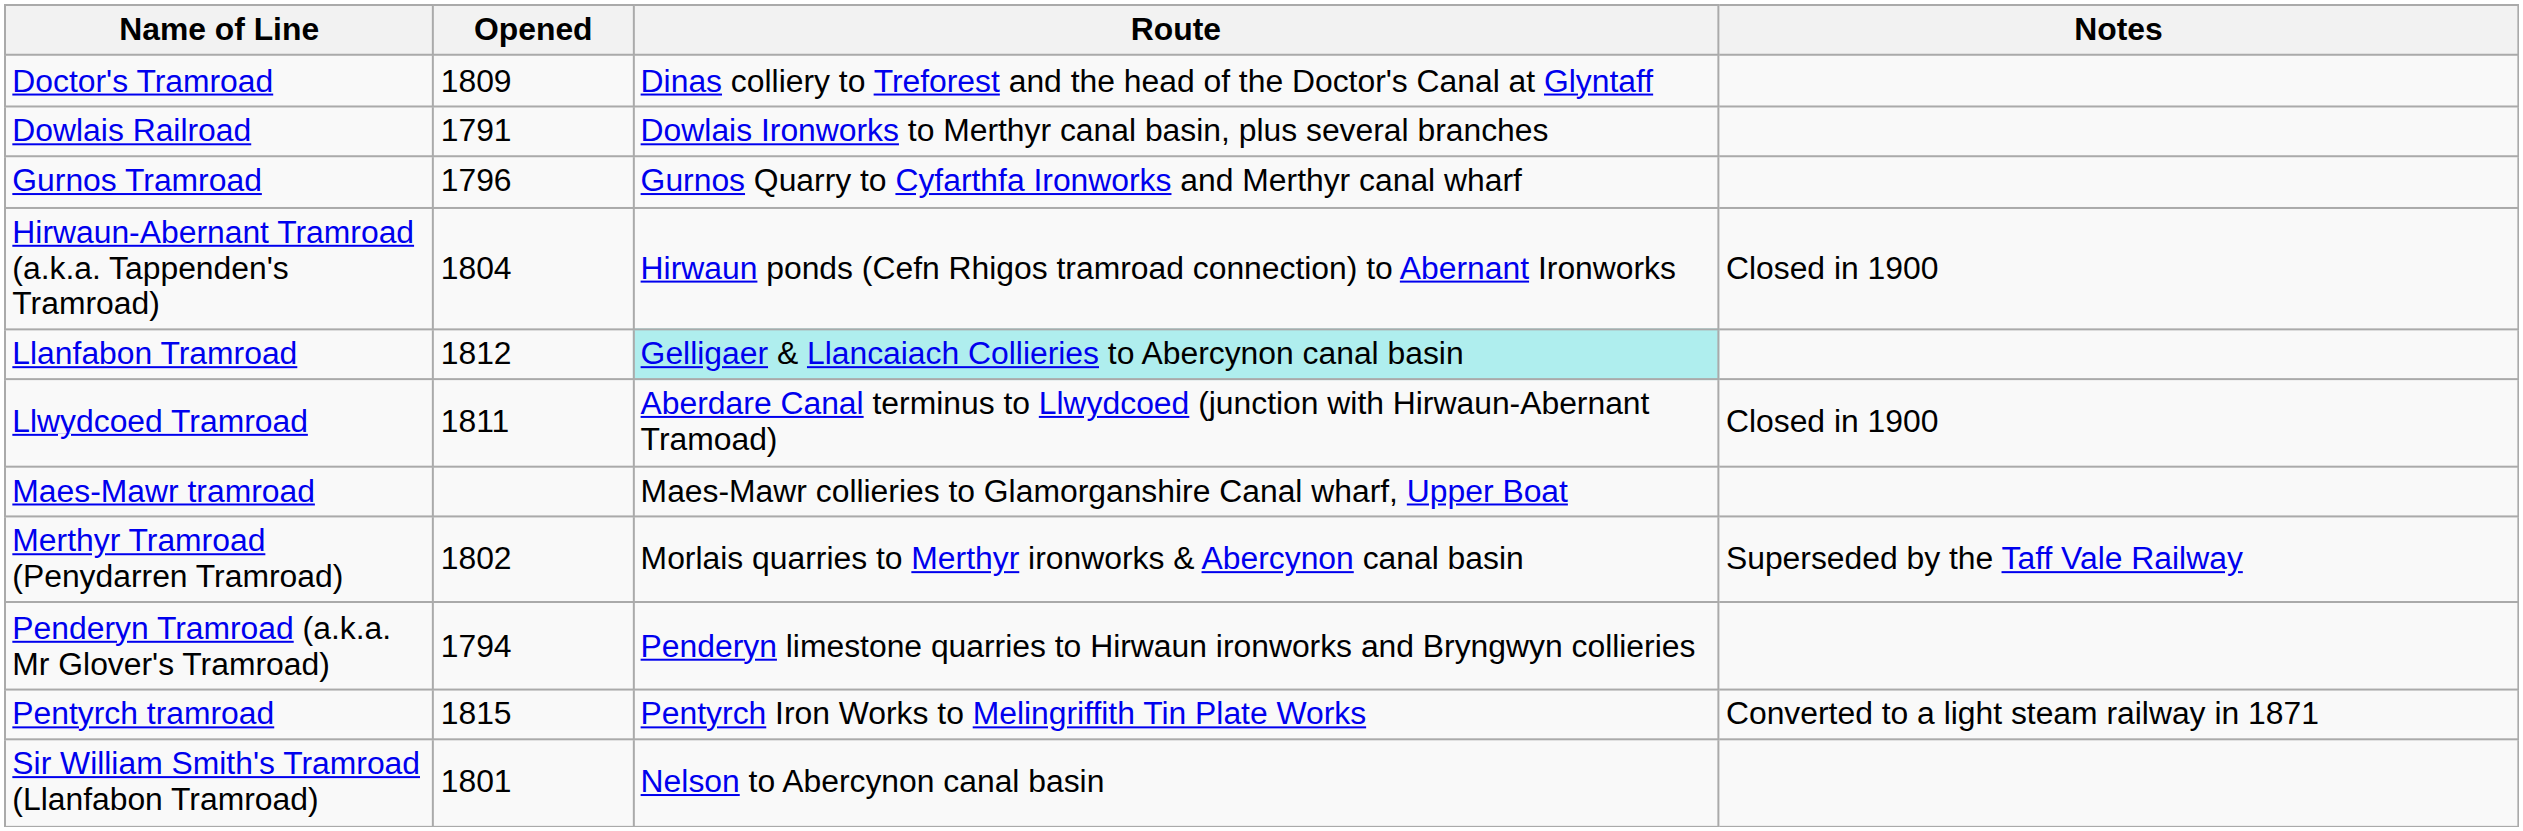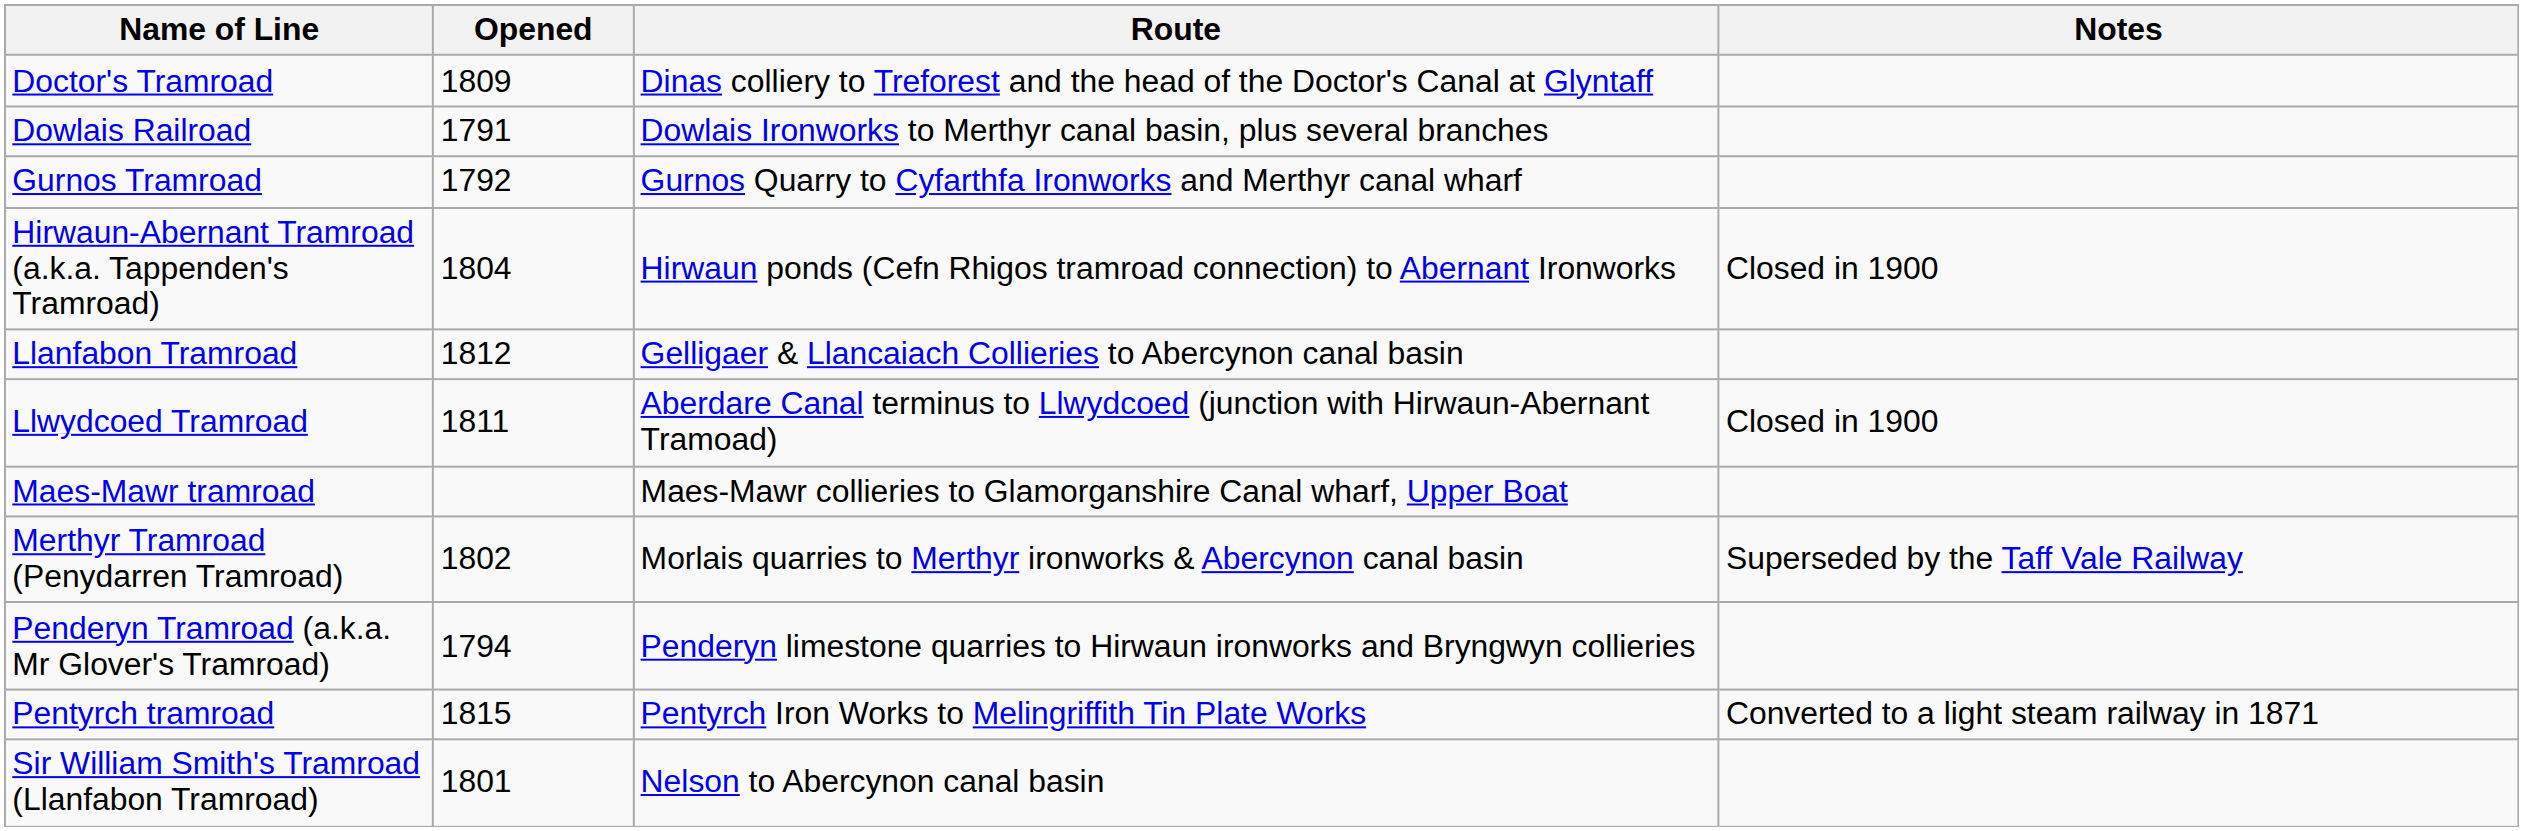(476, 181) 1796 -> (476, 181) 1792
(1052, 353) paleturquoise background -> (1052, 353) no background
